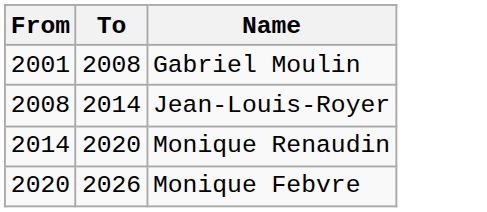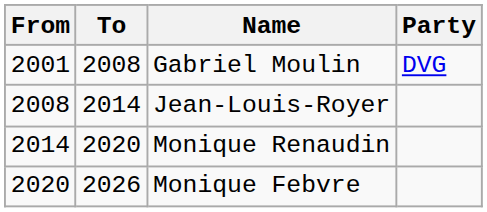+ column: (439, 25)
